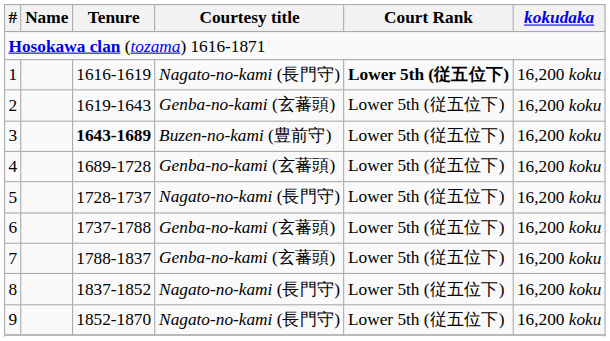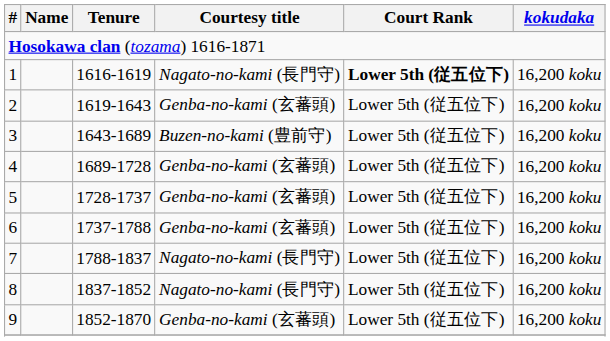(114, 135) bold -> (114, 135) normal
(250, 196) Nagato-no-kami (長門守) -> (247, 196) Genba-no-kami (玄蕃頭)
(247, 257) Genba-no-kami (玄蕃頭) -> (250, 257) Nagato-no-kami (長門守)
(250, 319) Nagato-no-kami (長門守) -> (247, 319) Genba-no-kami (玄蕃頭)
